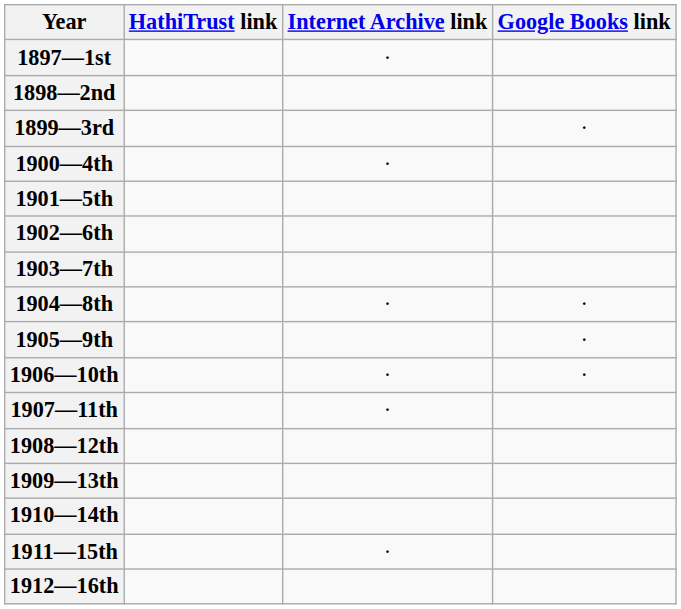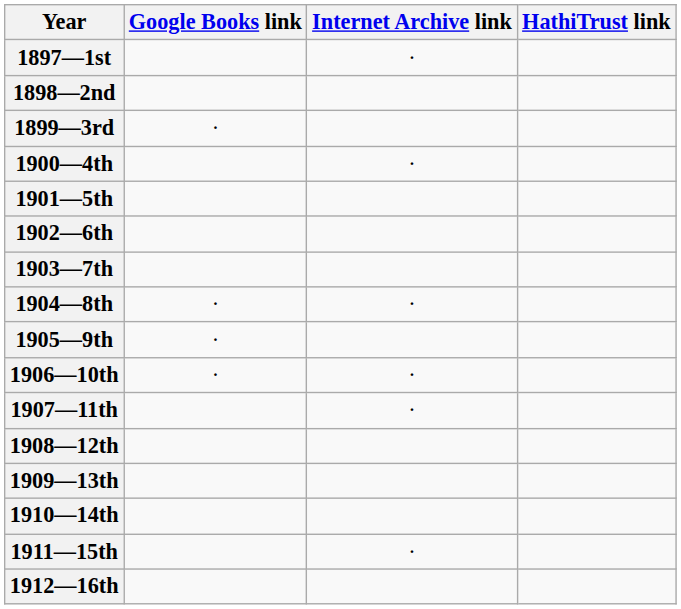columns swapped: (203, 22) <-> (584, 22)
